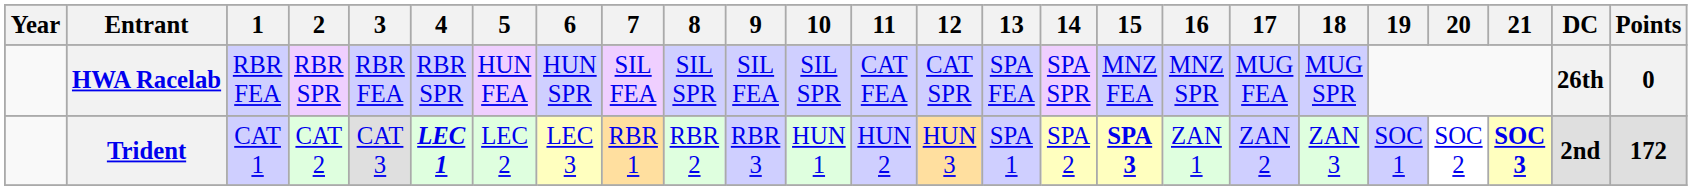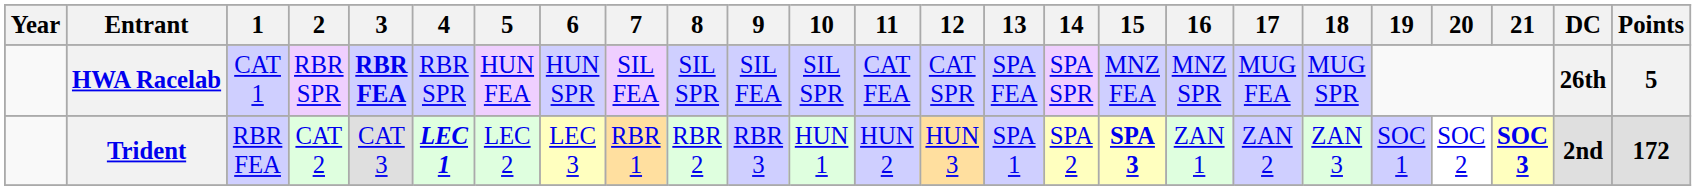(258, 79) RBR FEA -> (258, 79) CAT 1
(380, 79) normal -> (381, 79) bold
(1648, 79) 0 -> (1651, 79) 5
(258, 149) CAT 1 -> (258, 149) RBR FEA
